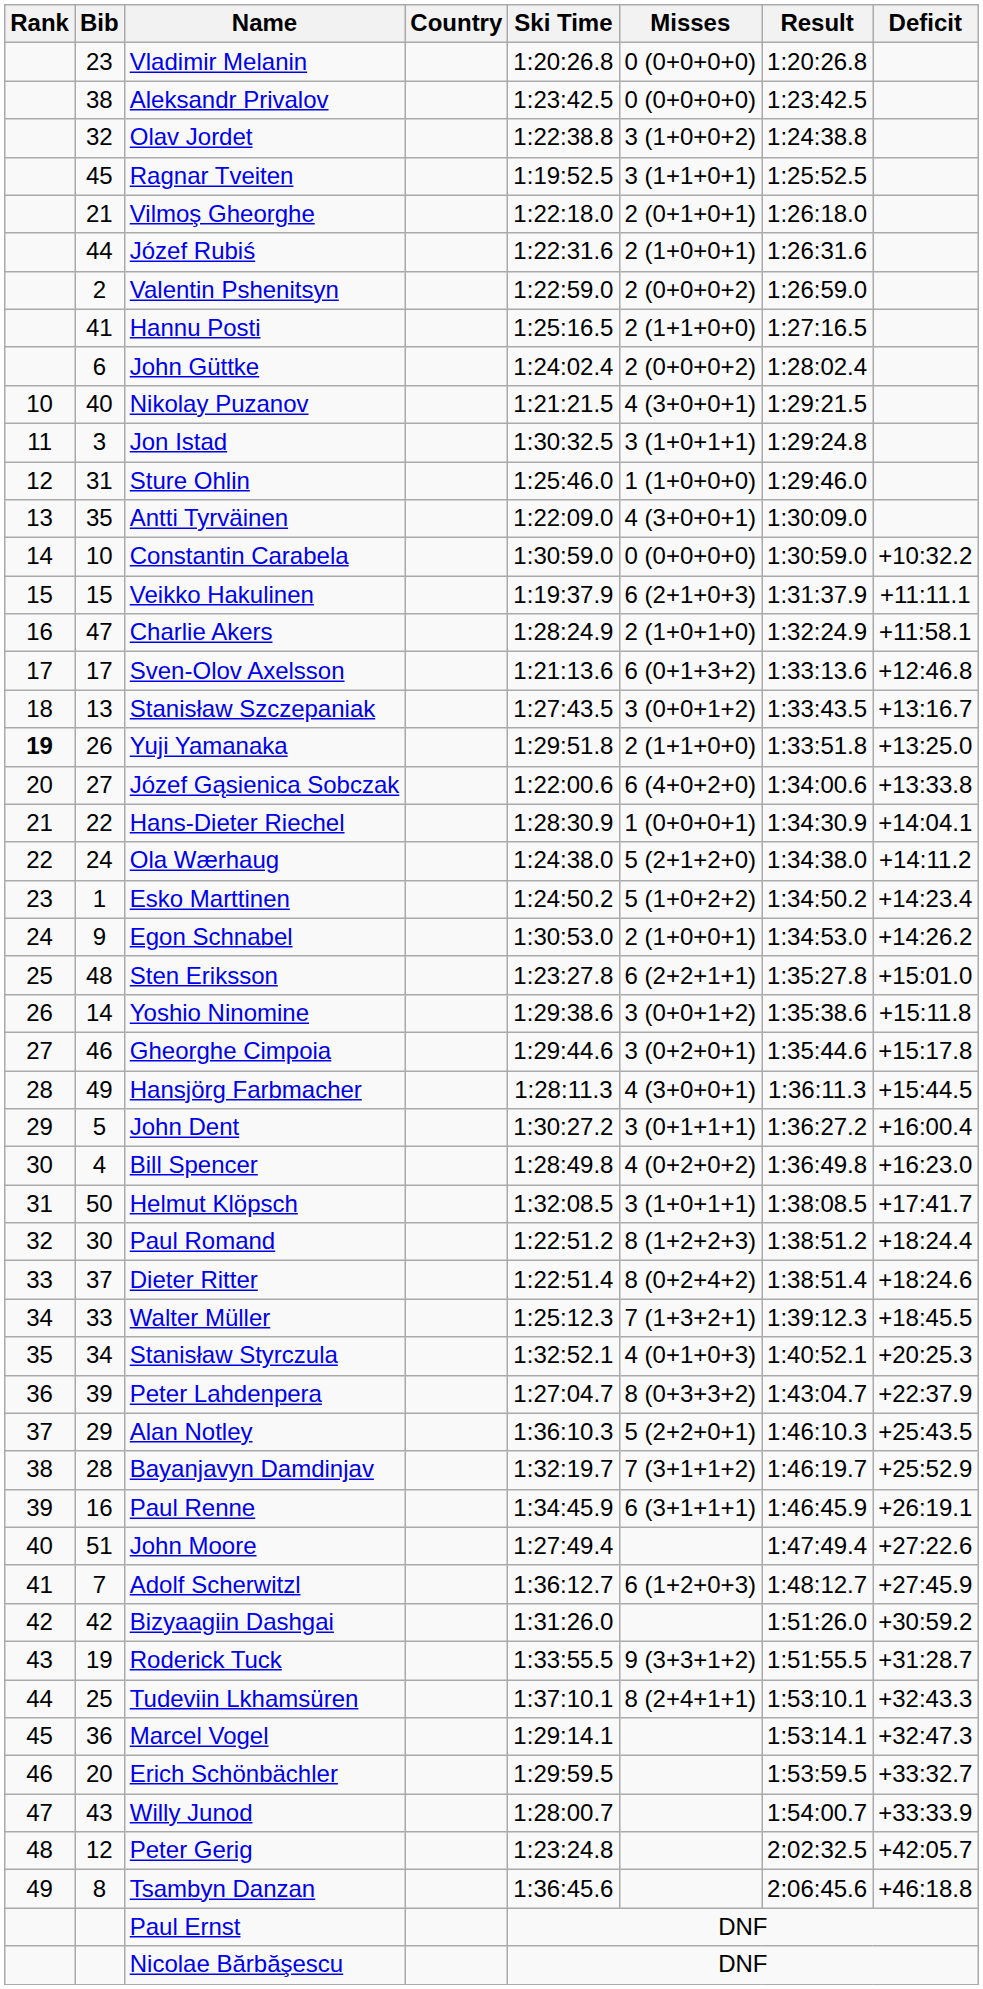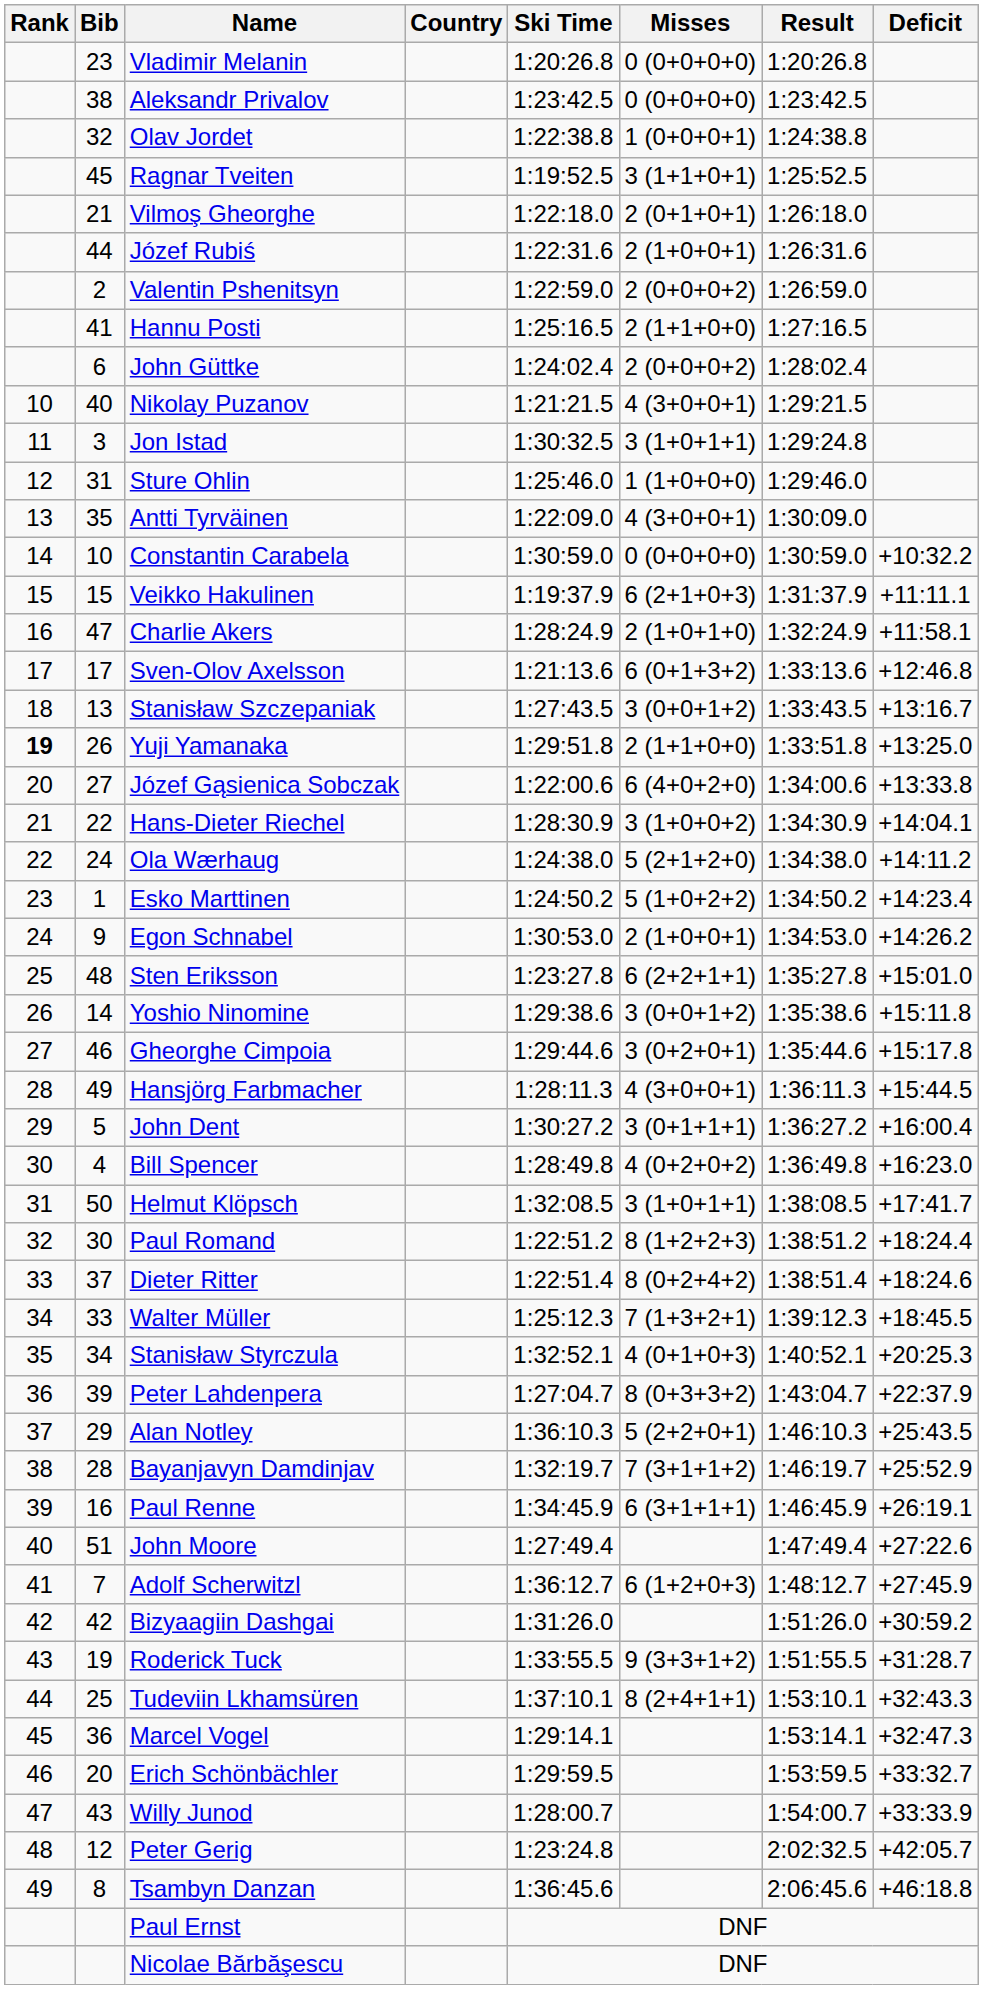(690, 137) 3 (1+0+0+2) -> (690, 137) 1 (0+0+0+1)
(690, 822) 1 (0+0+0+1) -> (690, 822) 3 (1+0+0+2)
